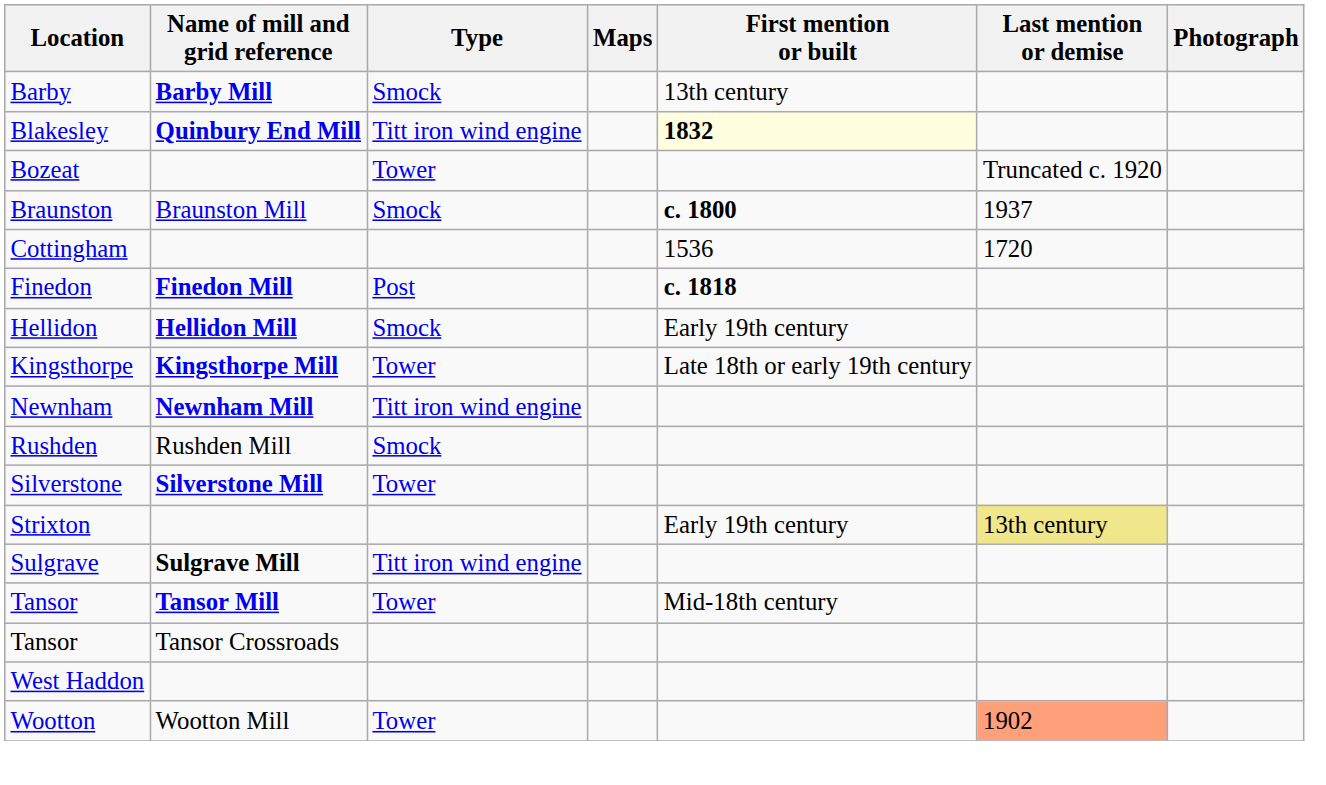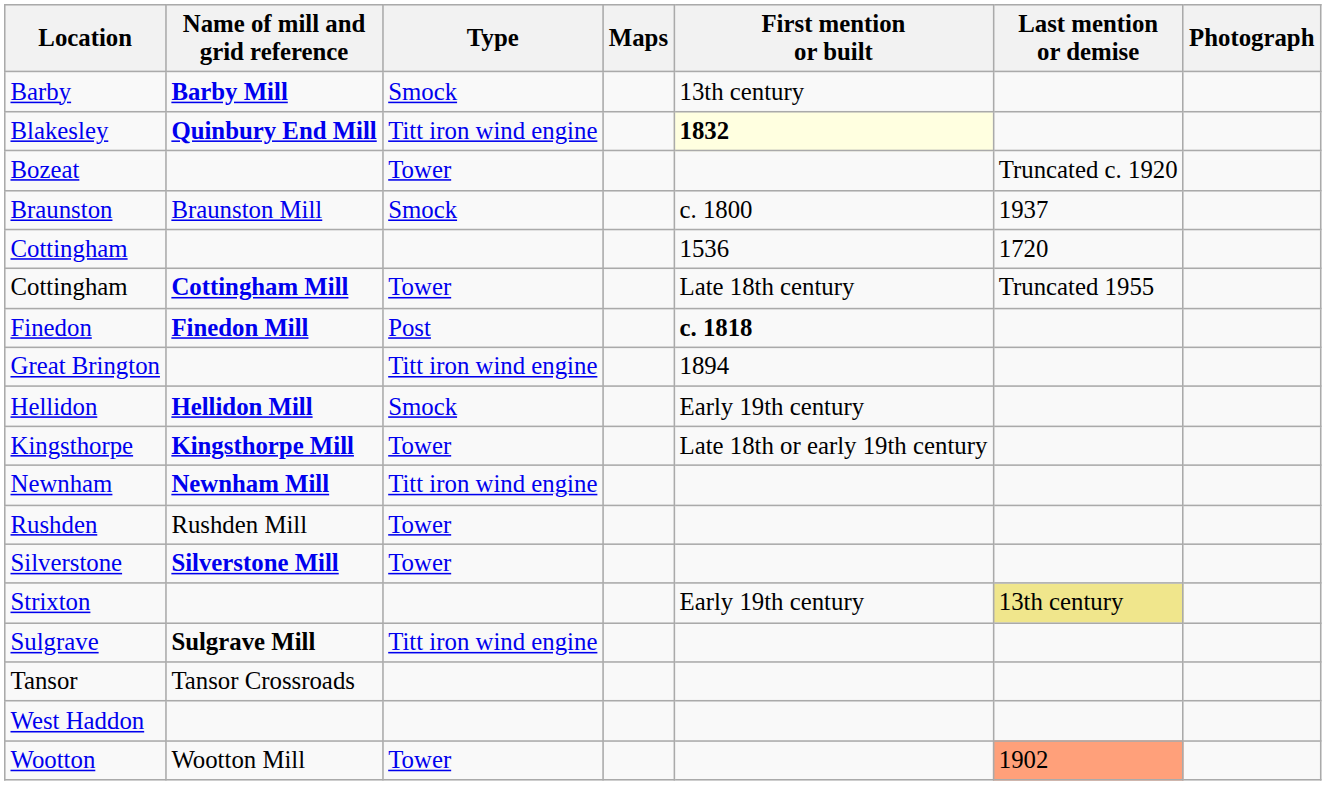(700, 209) bold -> (716, 209) normal
+ row: (69, 288)
+ row: (85, 366)
(407, 445) Smock -> (420, 524) Tower
- row: (44, 602)
